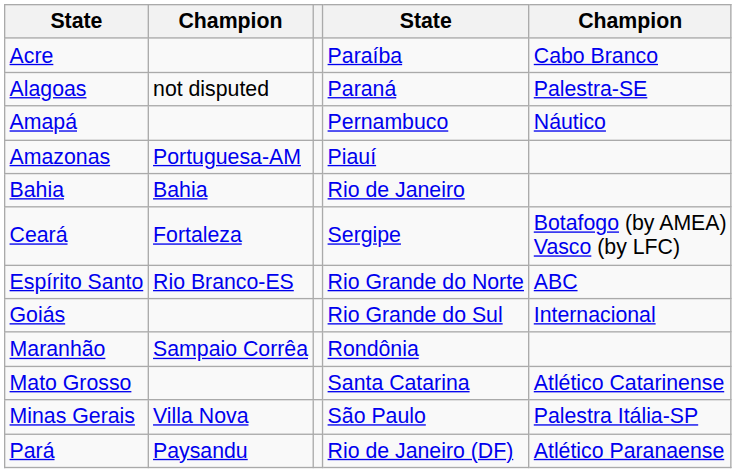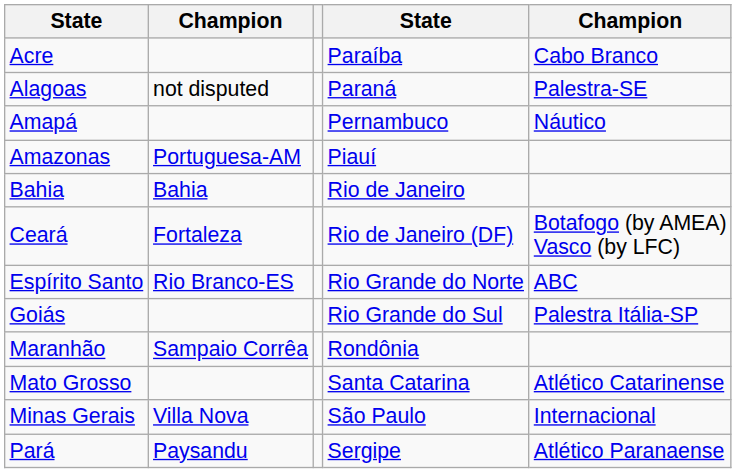(364, 235) Sergipe -> (420, 235) Rio de Janeiro (DF)
(595, 315) Internacional -> (616, 315) Palestra Itália-SP
(616, 416) Palestra Itália-SP -> (595, 416) Internacional
(420, 450) Rio de Janeiro (DF) -> (364, 450) Sergipe
